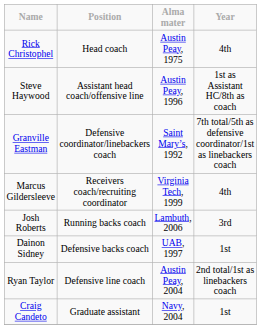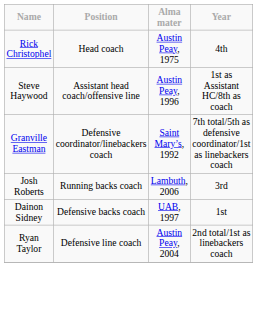- row: (31, 191)
- row: (31, 312)
